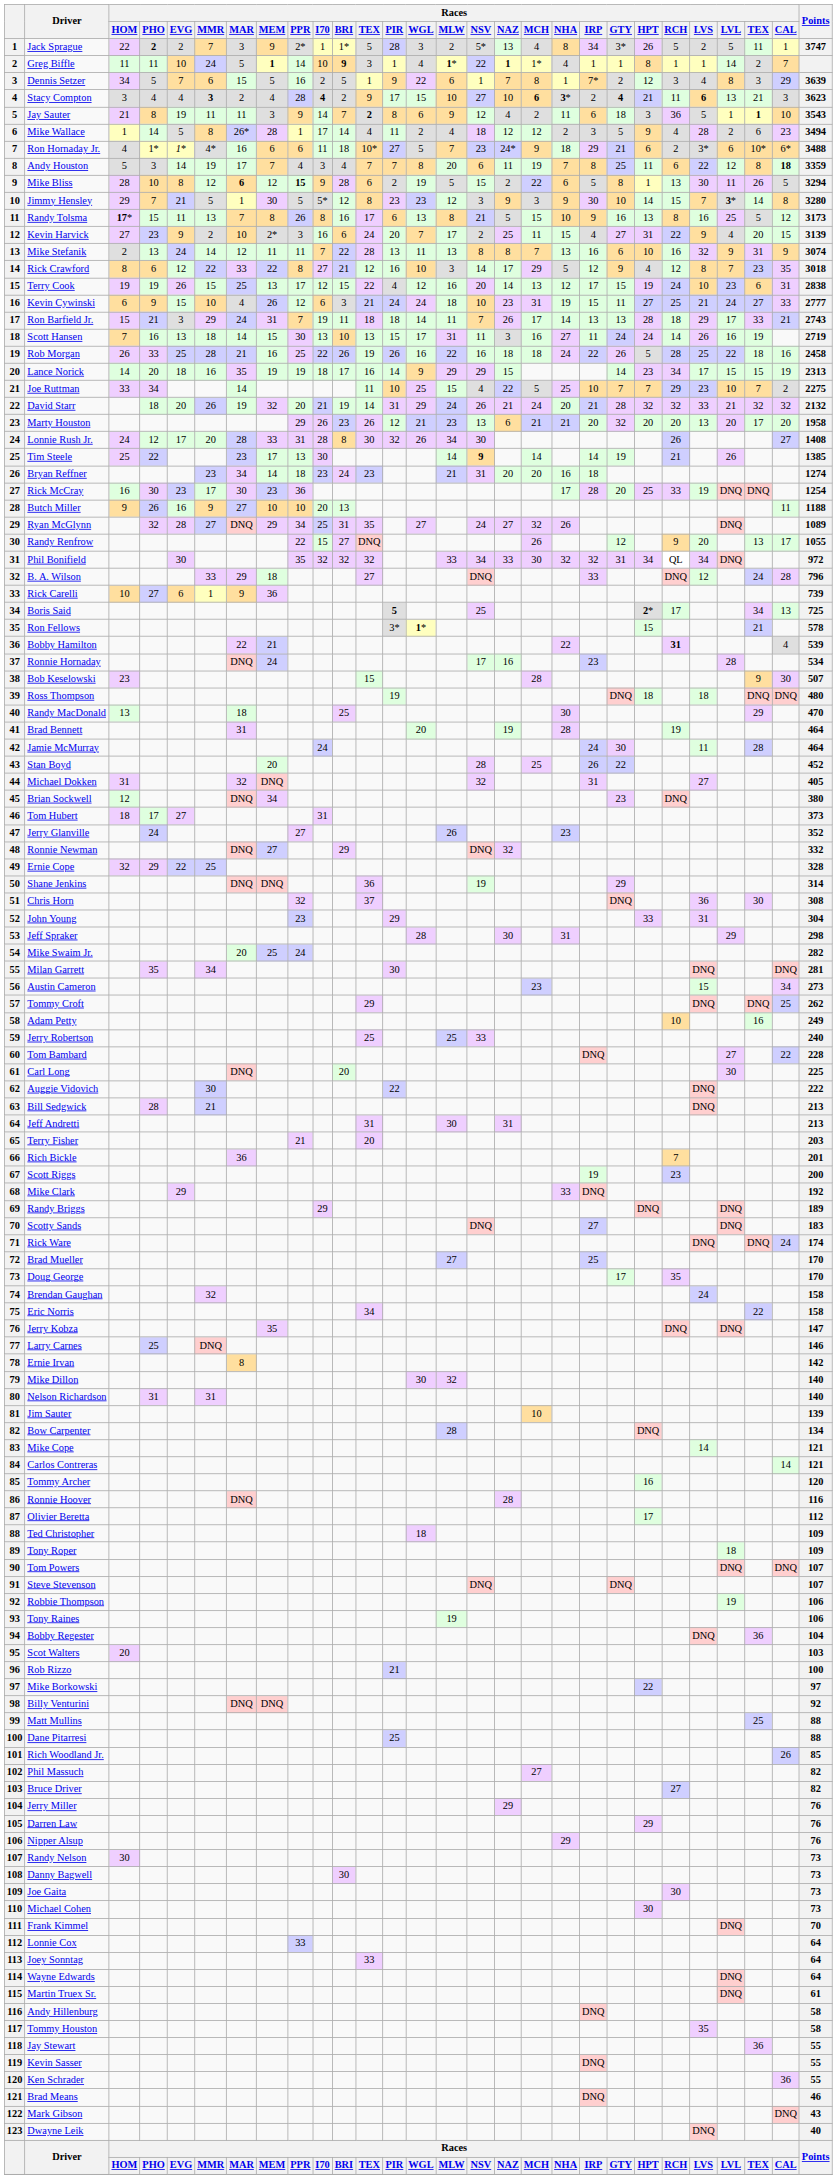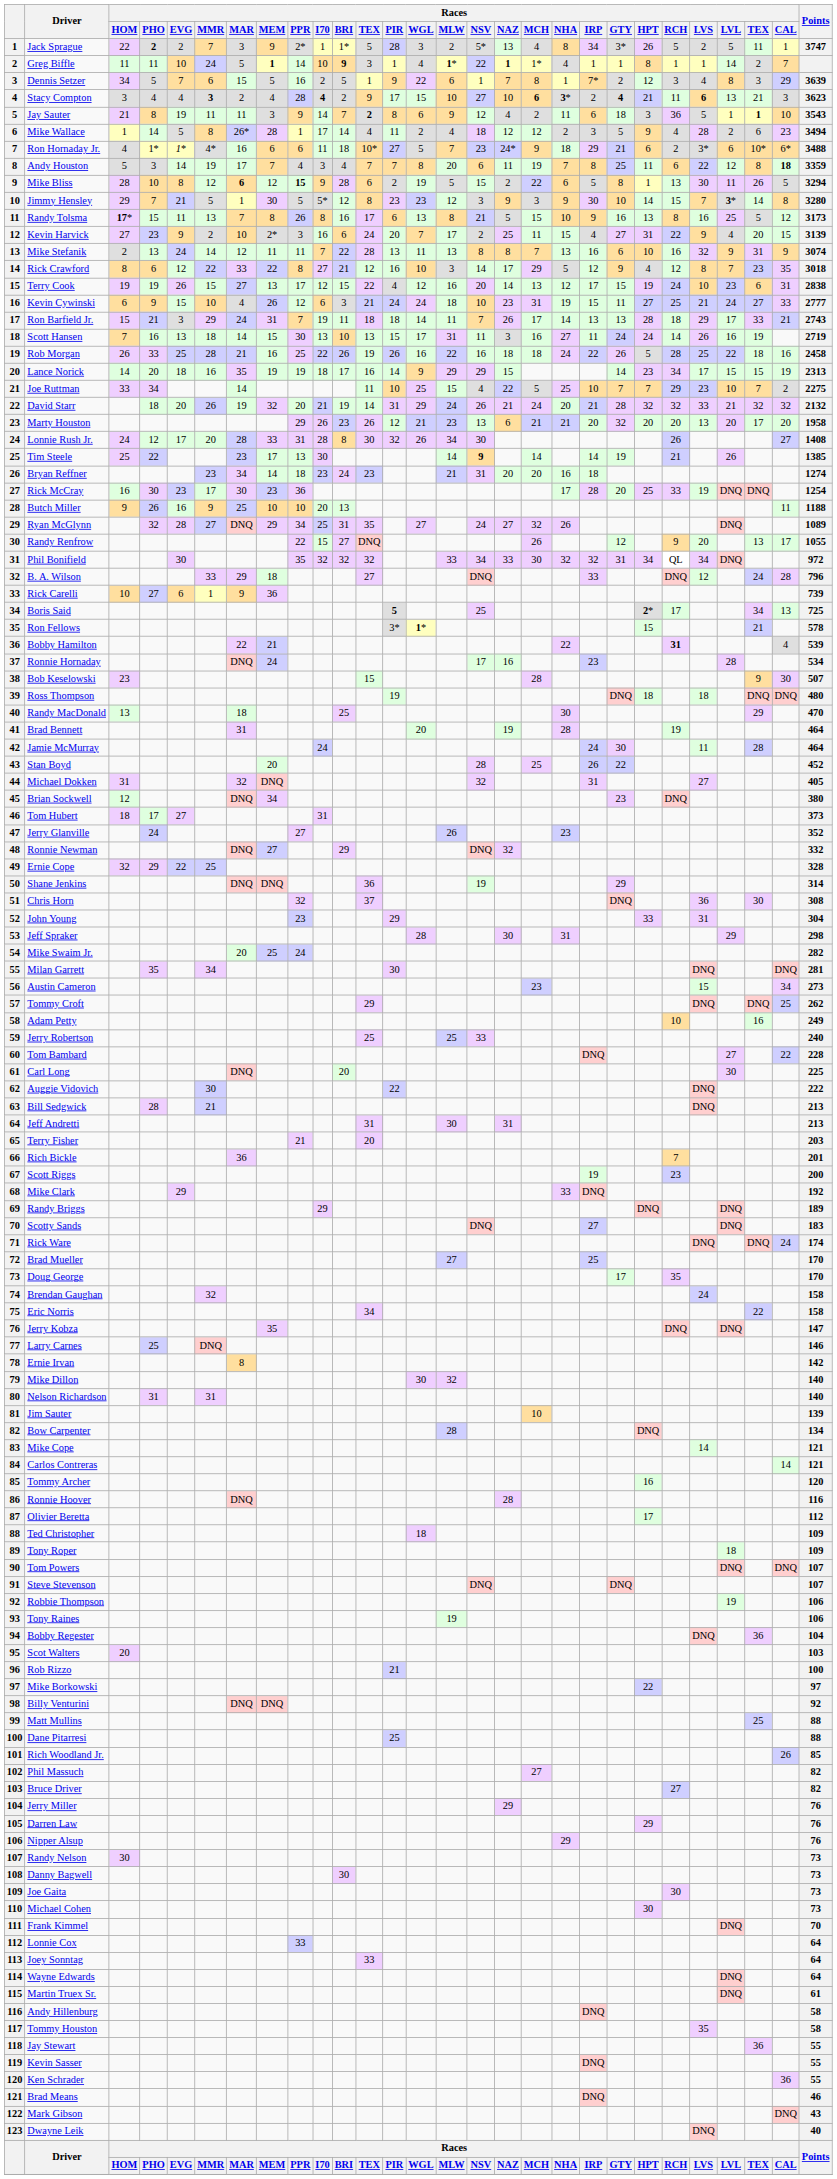(242, 286) 25 -> (242, 286) 27
(242, 508) 27 -> (242, 508) 25
